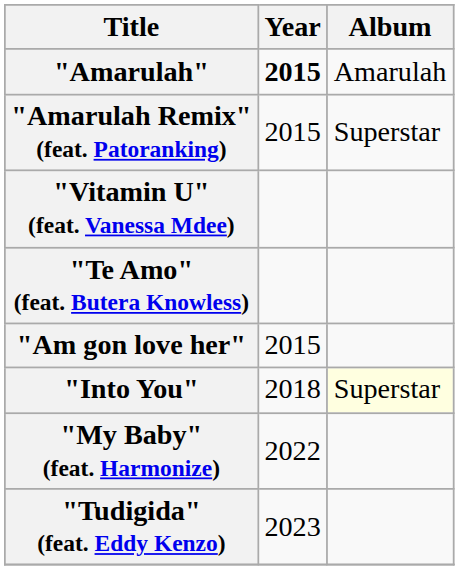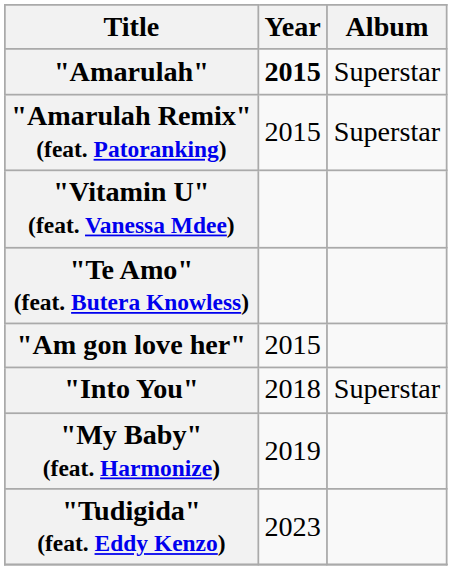(390, 71) Amarulah -> (387, 71) Superstar
(387, 389) lightyellow background -> (387, 389) no background
(293, 450) 2022 -> (293, 450) 2019
